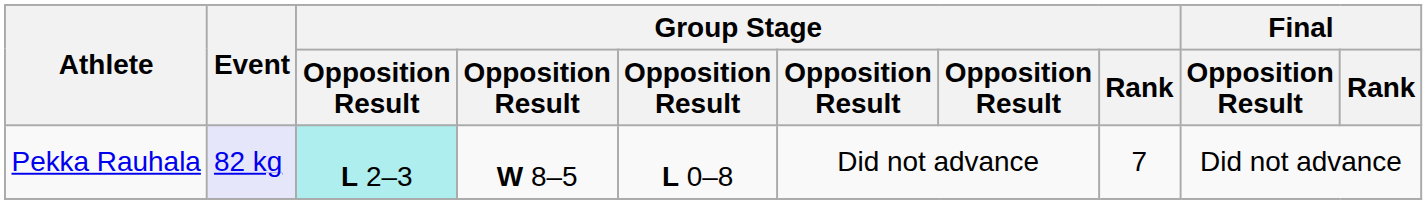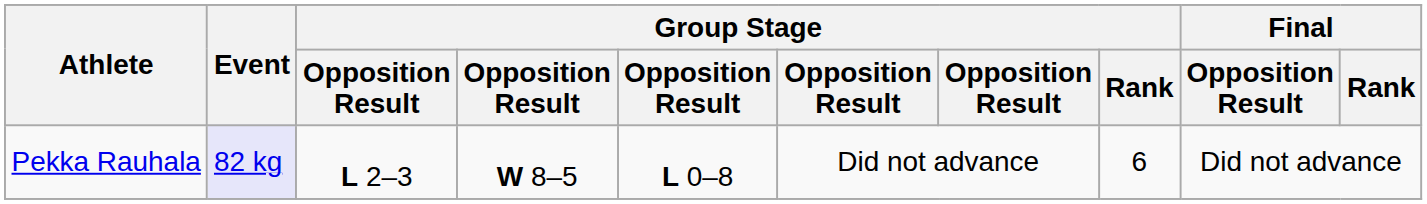(377, 178) paleturquoise background -> (377, 178) no background
(1139, 162) 7 -> (1139, 162) 6
